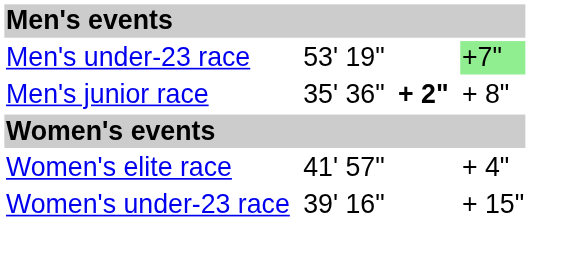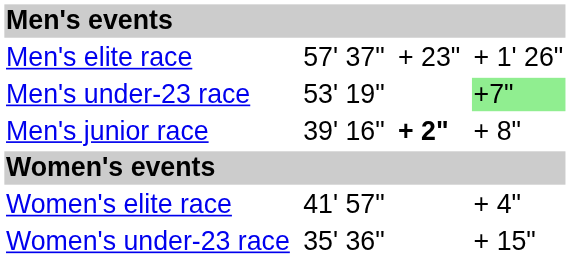+ row: (99, 57)
(344, 94) 35' 36" -> (344, 130) 39' 16"
(344, 204) 39' 16" -> (344, 241) 35' 36"
